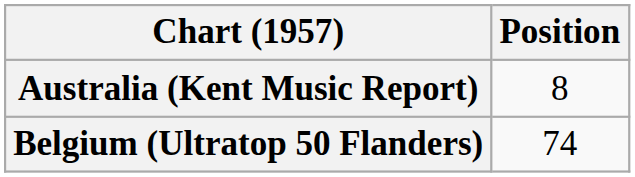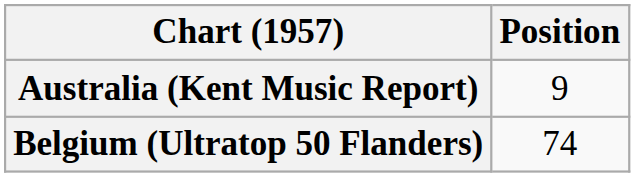(560, 87) 8 -> (560, 87) 9
